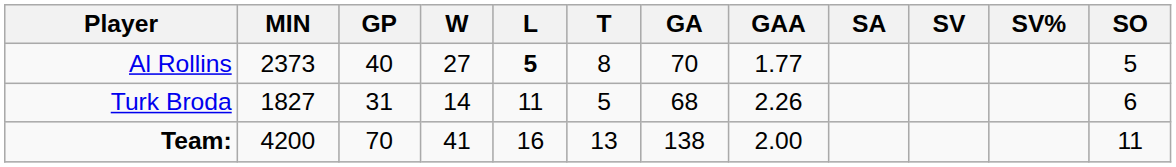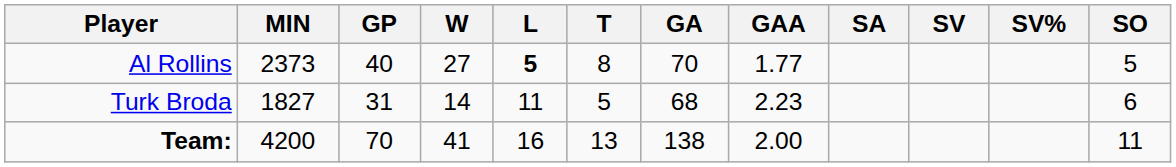(779, 102) 2.26 -> (779, 102) 2.23
